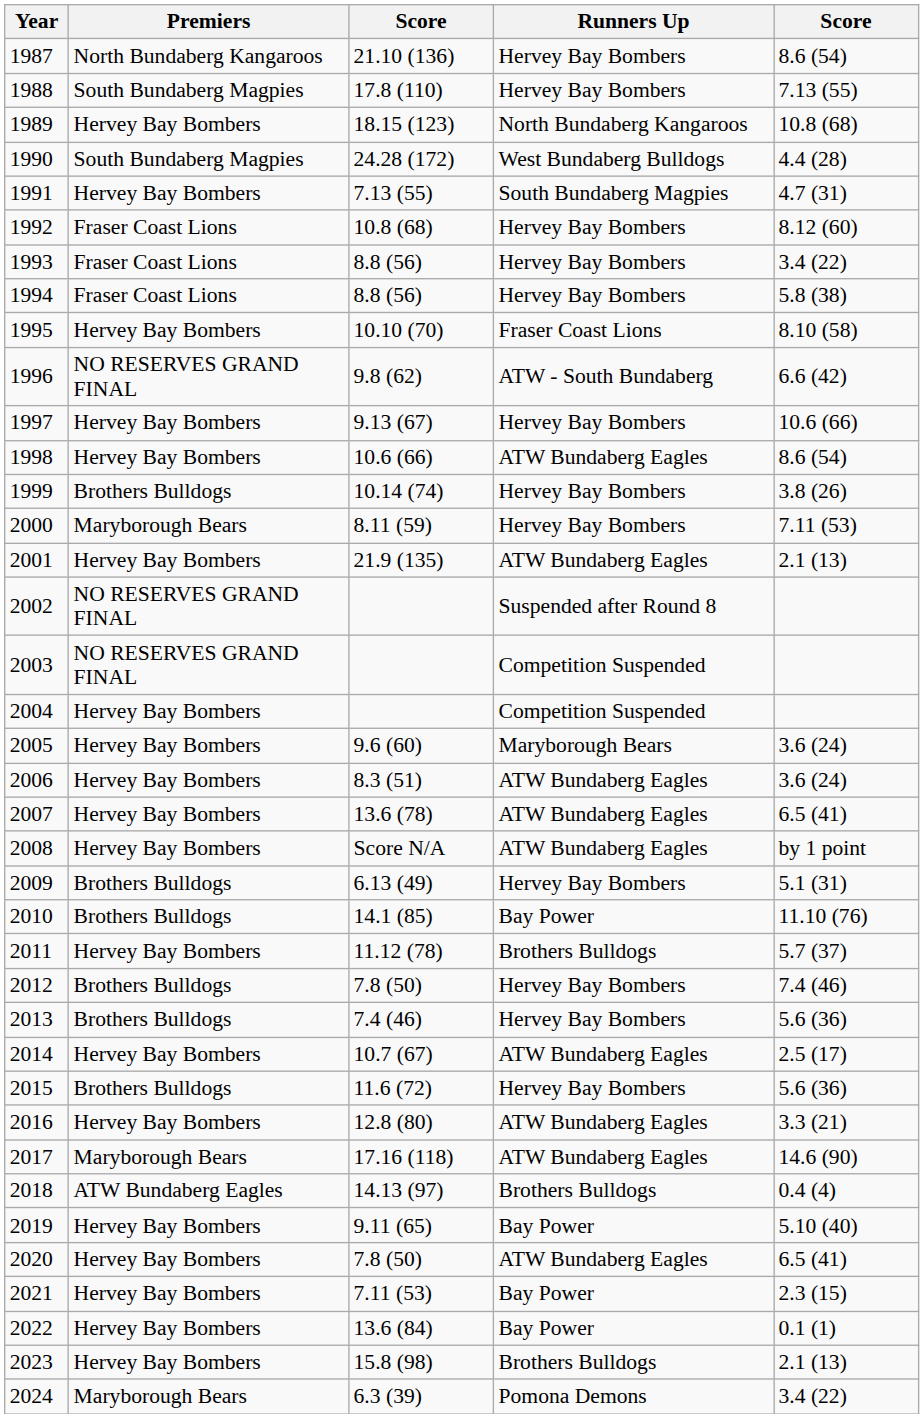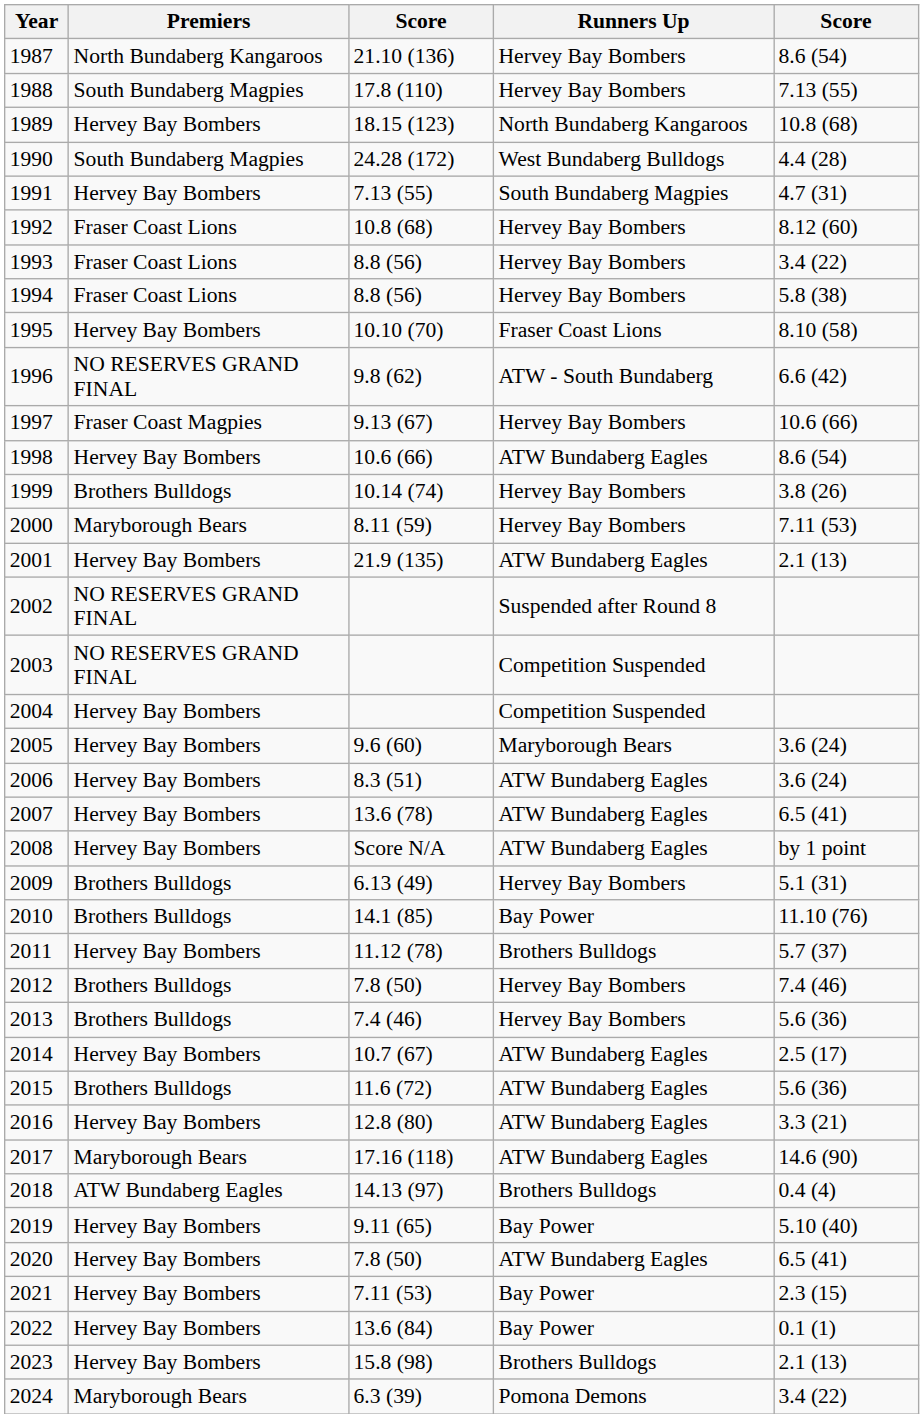(167, 422) Hervey Bay Bombers -> (168, 422) Fraser Coast Magpies
(592, 1087) Hervey Bay Bombers -> (603, 1087) ATW Bundaberg Eagles
